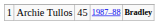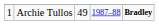(82, 12) 45 -> (82, 12) 49
